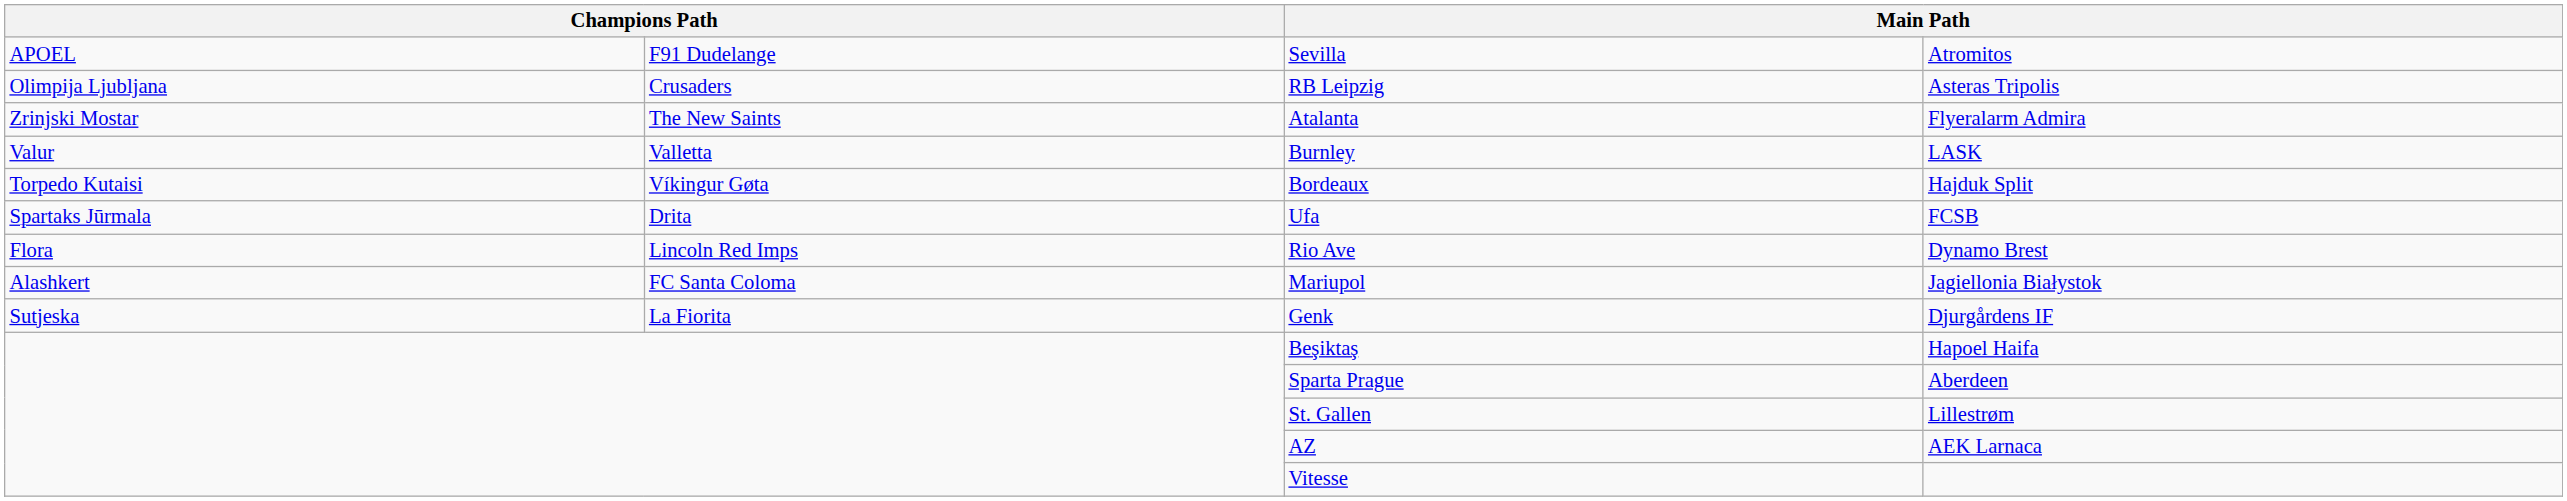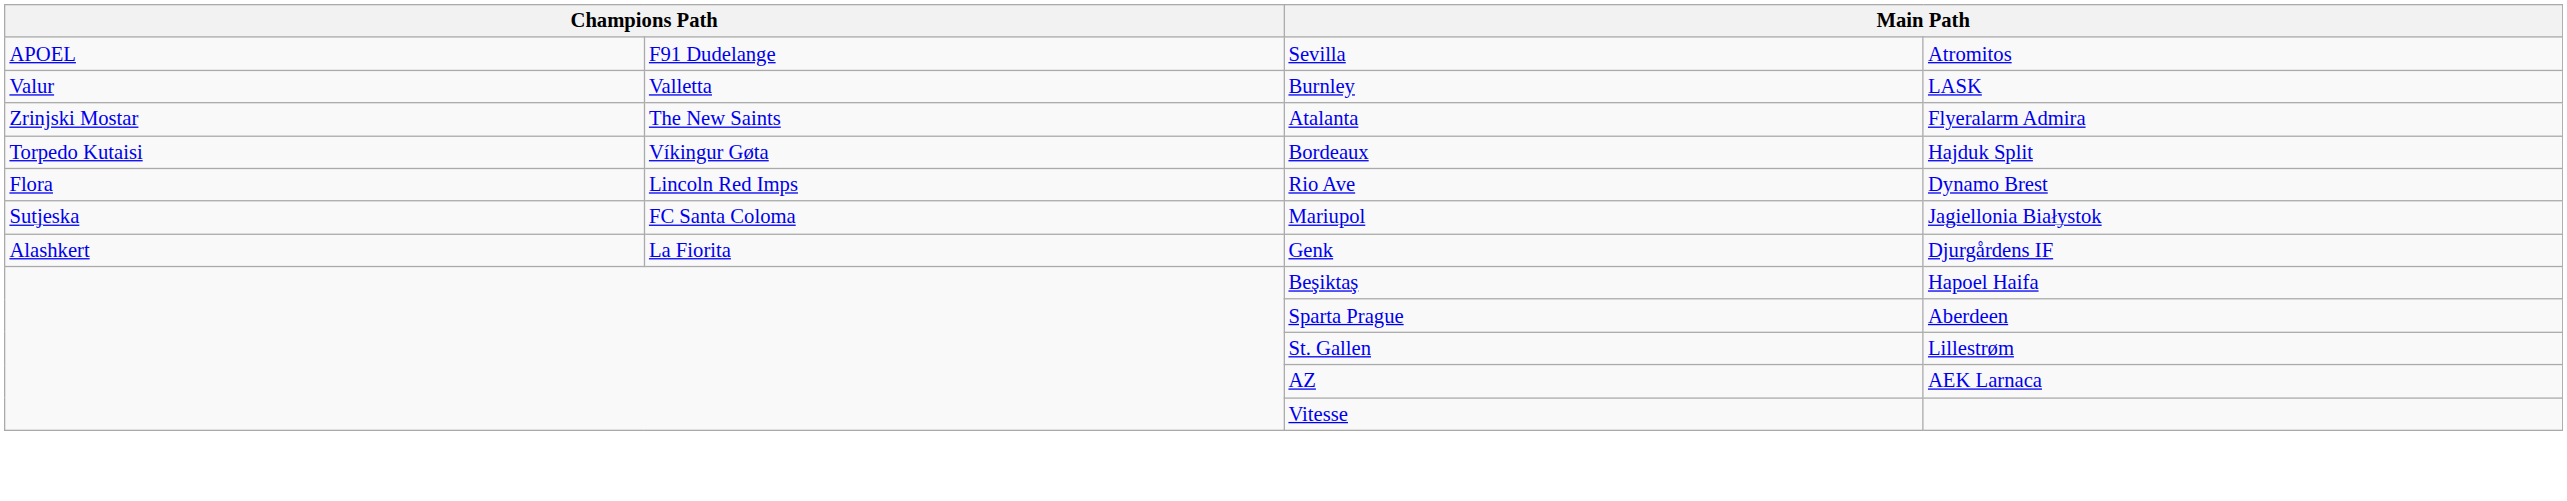- row: (1336, 86)
rows swapped: (1322, 151) <-> (1323, 119)
- row: (1304, 217)
(50, 282) Alashkert -> (44, 217) Sutjeska
(44, 315) Sutjeska -> (50, 250) Alashkert
